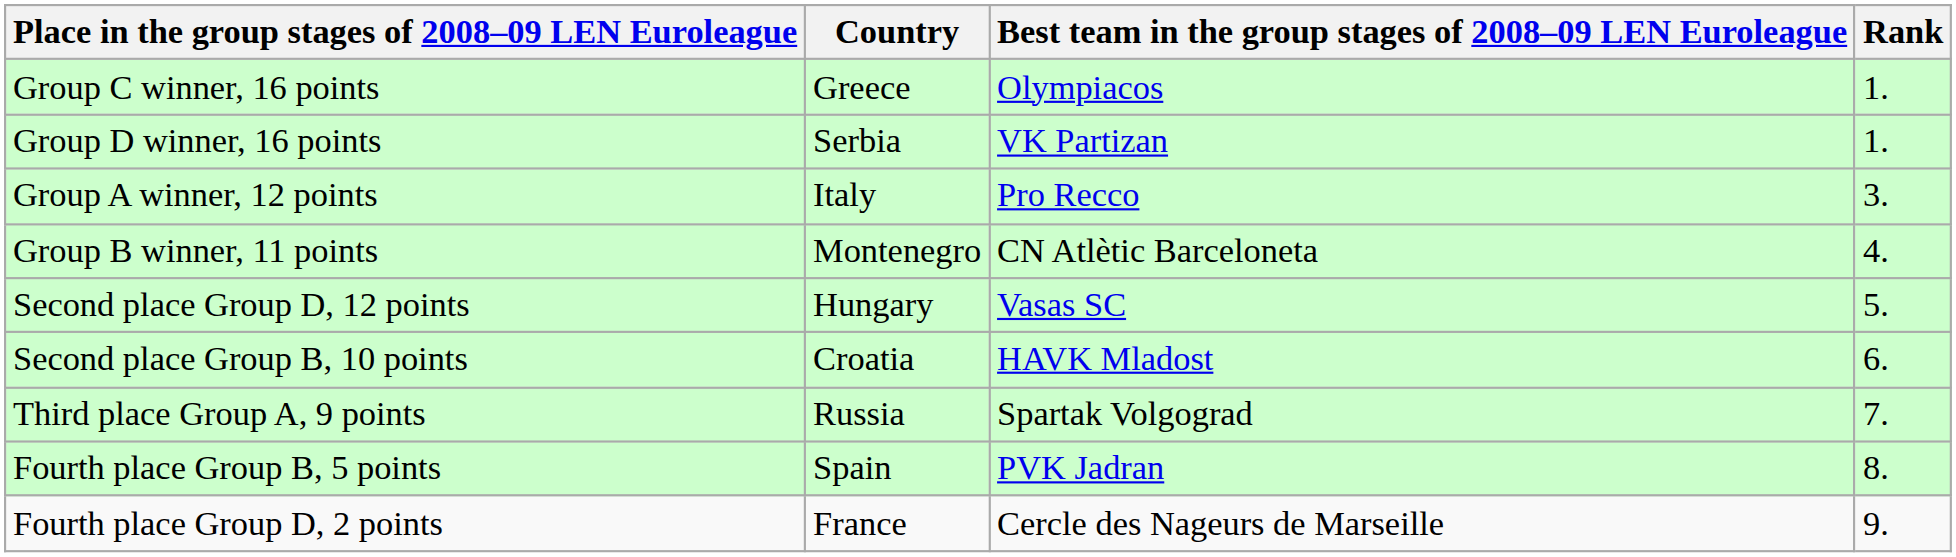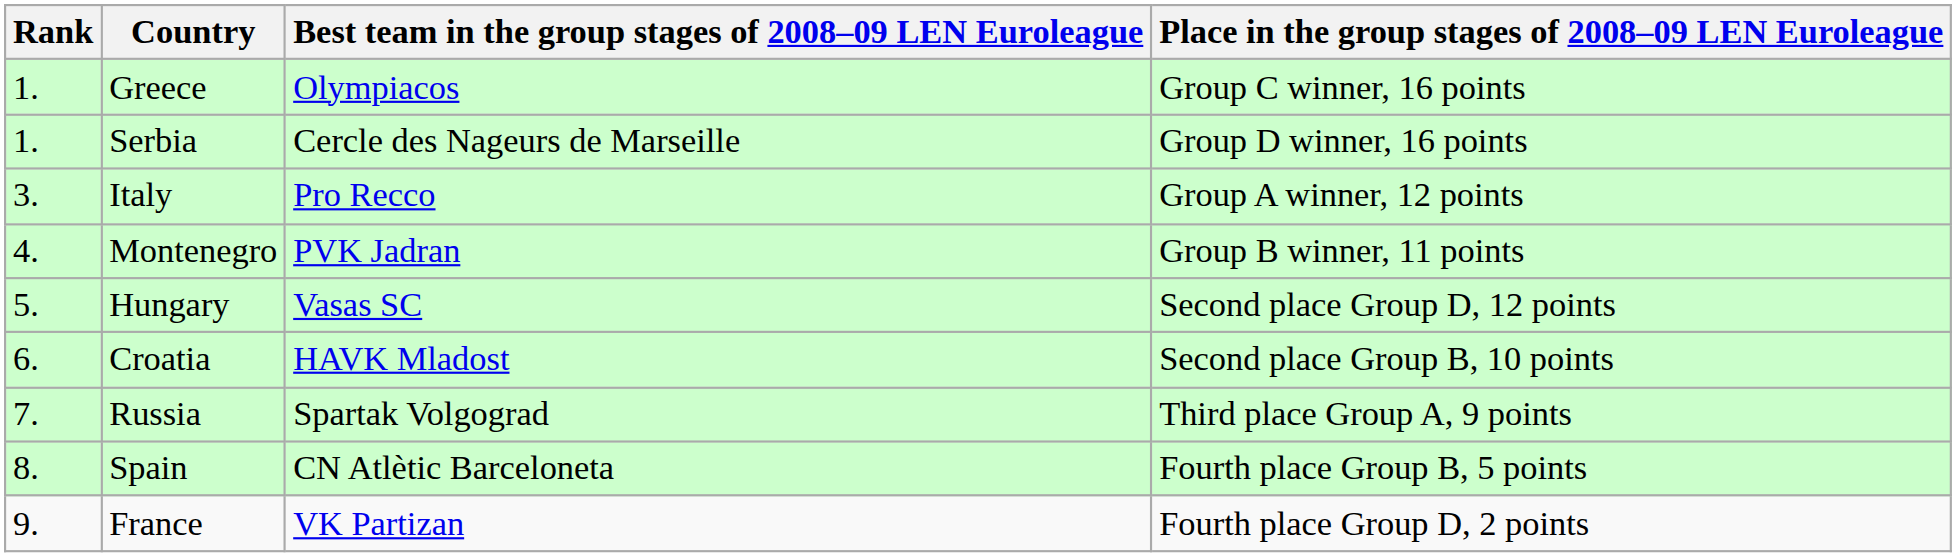columns swapped: (1903, 31) <-> (405, 31)
(1083, 140) VK Partizan -> (517, 140) Cercle des Nageurs de Marseille
(1158, 250) CN Atlètic Barceloneta -> (377, 250) PVK Jadran
(1081, 468) PVK Jadran -> (454, 468) CN Atlètic Barceloneta
(1221, 522) Cercle des Nageurs de Marseille -> (379, 522) VK Partizan
